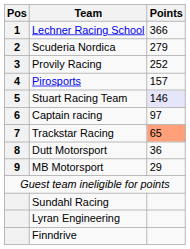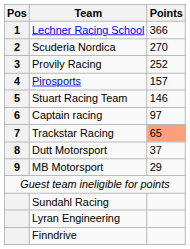(159, 47) 279 -> (159, 47) 270
(159, 98) lavender background -> (159, 98) no background
(156, 150) 36 -> (156, 150) 37
